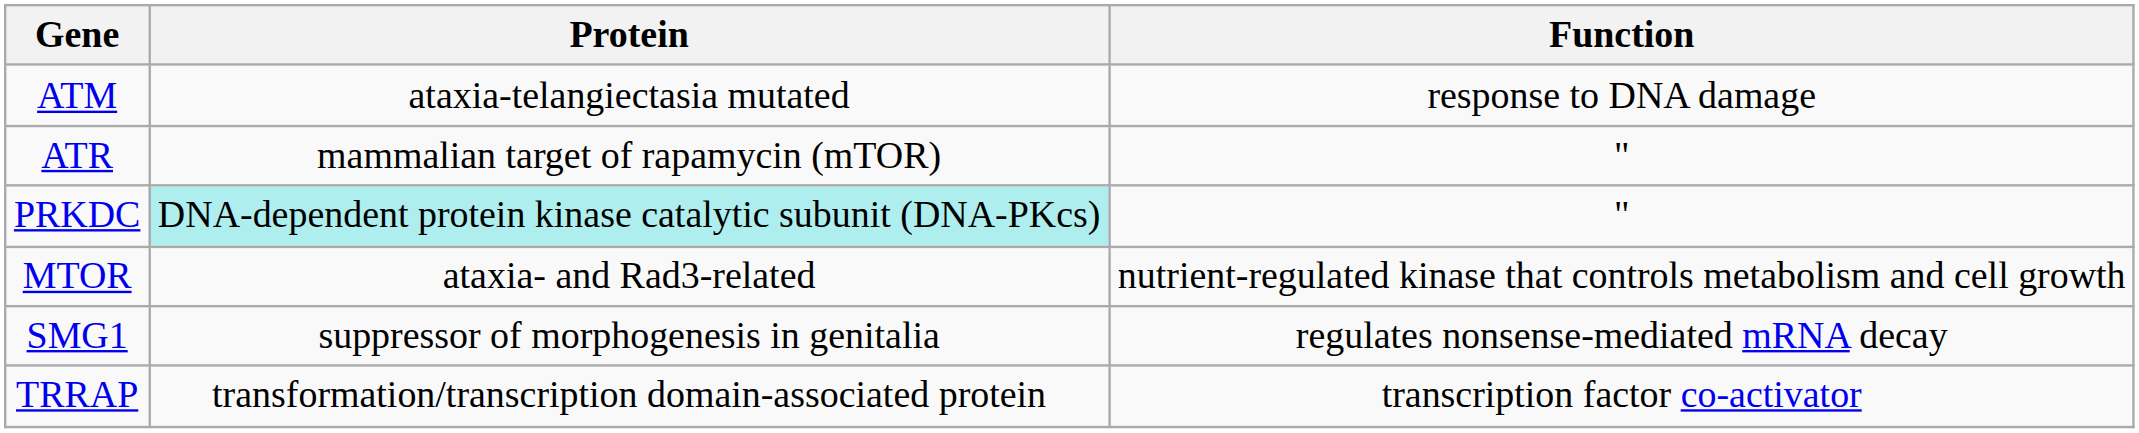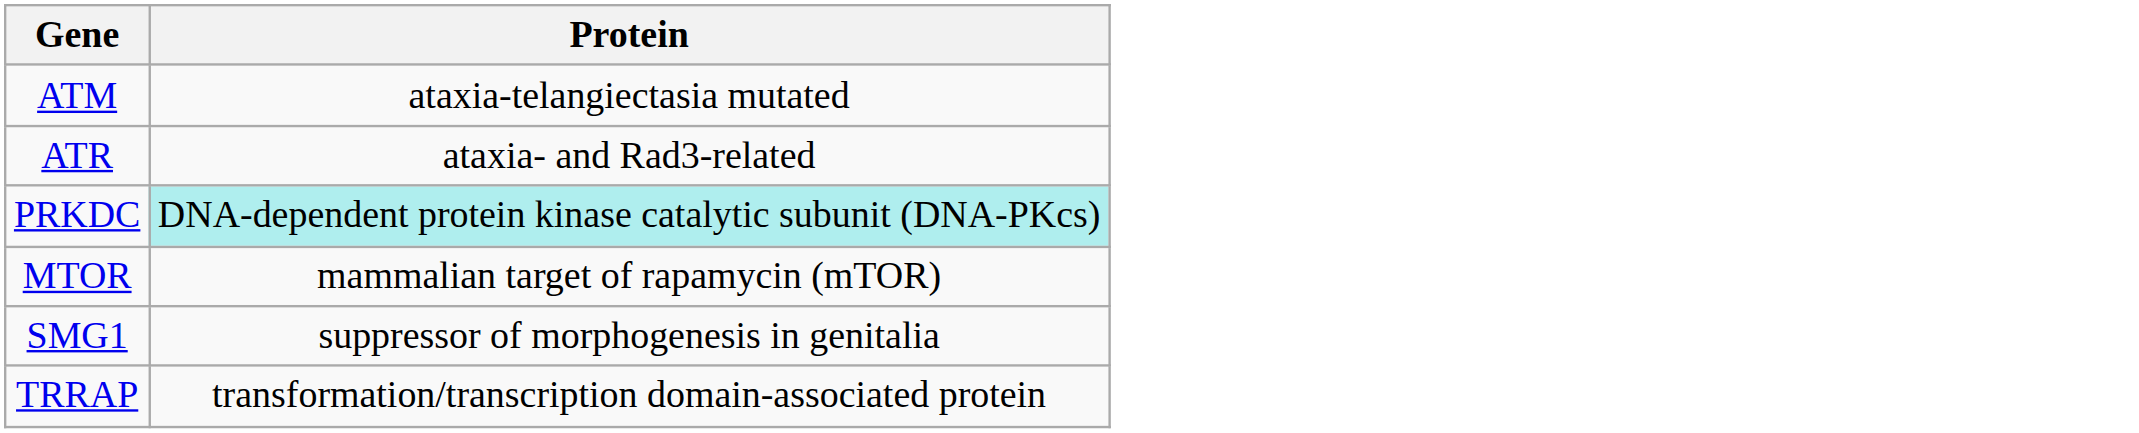- column: (1622, 34)
(629, 154) mammalian target of rapamycin (mTOR) -> (629, 154) ataxia- and Rad3-related
(629, 275) ataxia- and Rad3-related -> (629, 275) mammalian target of rapamycin (mTOR)
